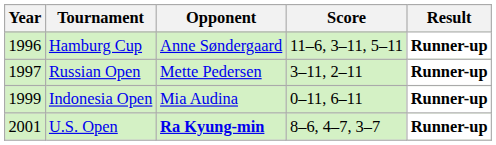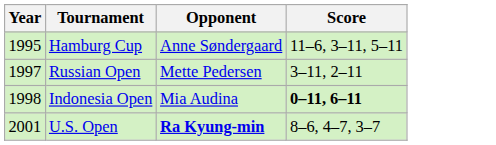- column: (449, 18)
(25, 45) 1996 -> (25, 45) 1995
(25, 99) 1999 -> (25, 99) 1998
(326, 99) normal -> (326, 99) bold
